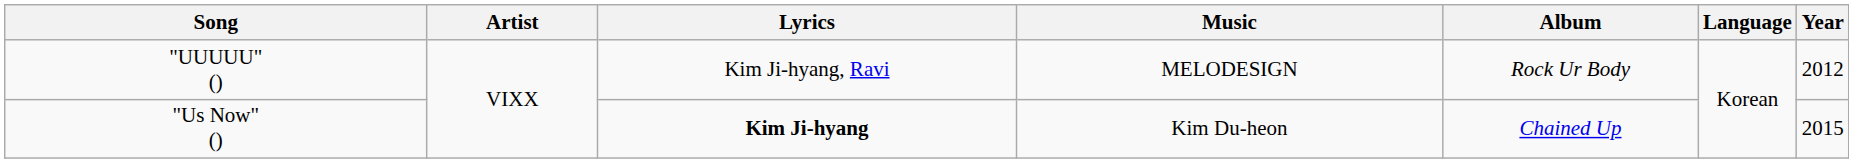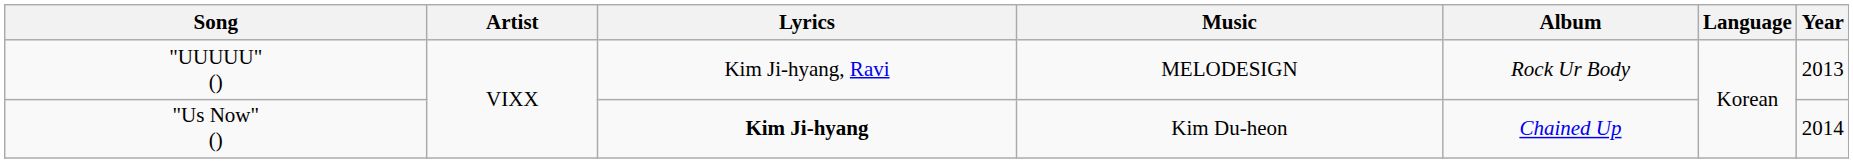(1823, 68) 2012 -> (1823, 68) 2013
(1823, 128) 2015 -> (1823, 128) 2014
